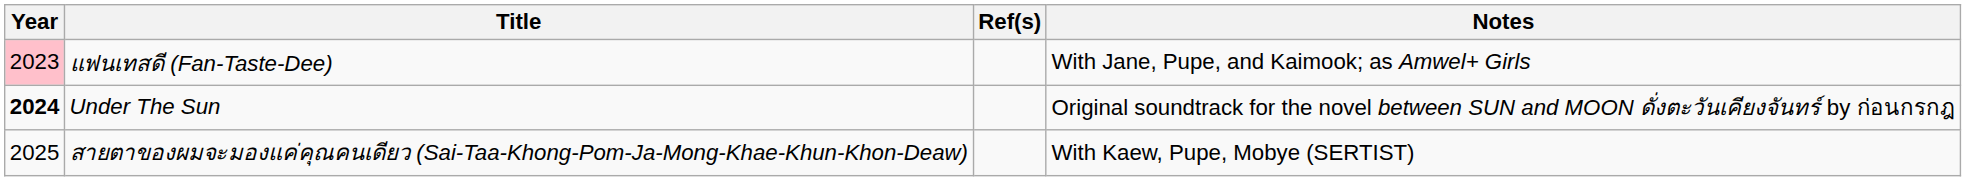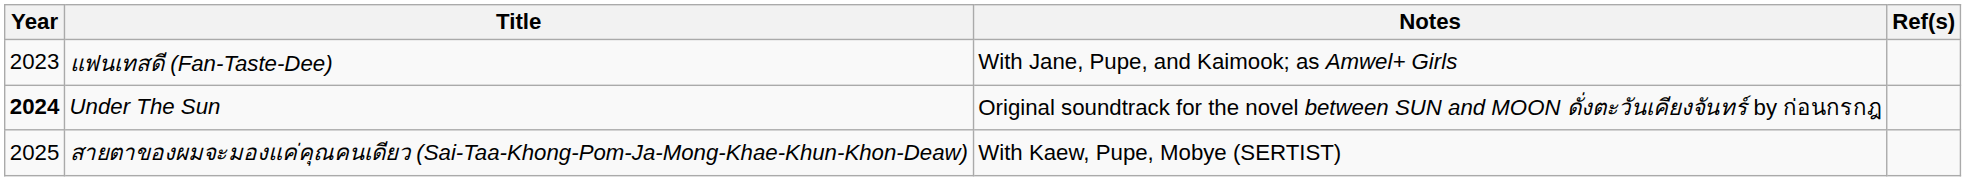columns swapped: (1503, 22) <-> (1010, 22)
(35, 62) pink background -> (35, 62) no background
